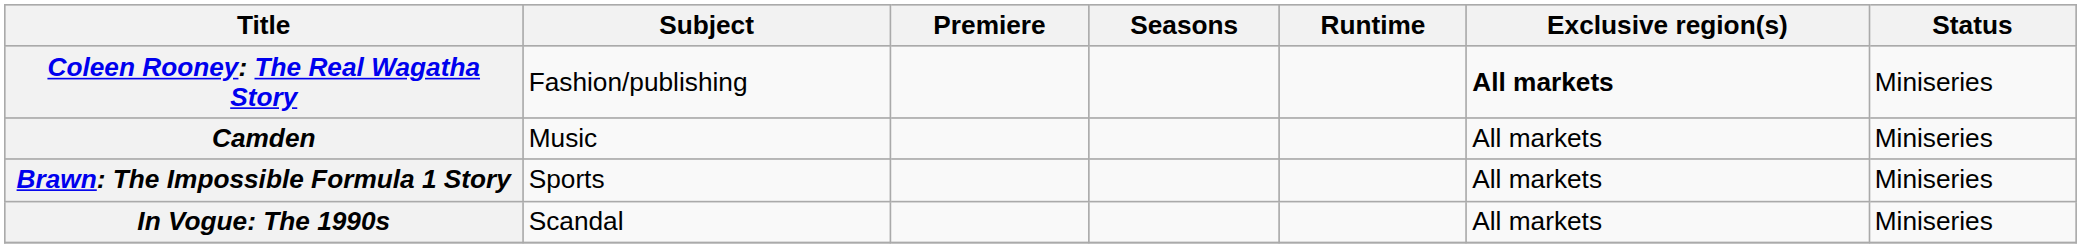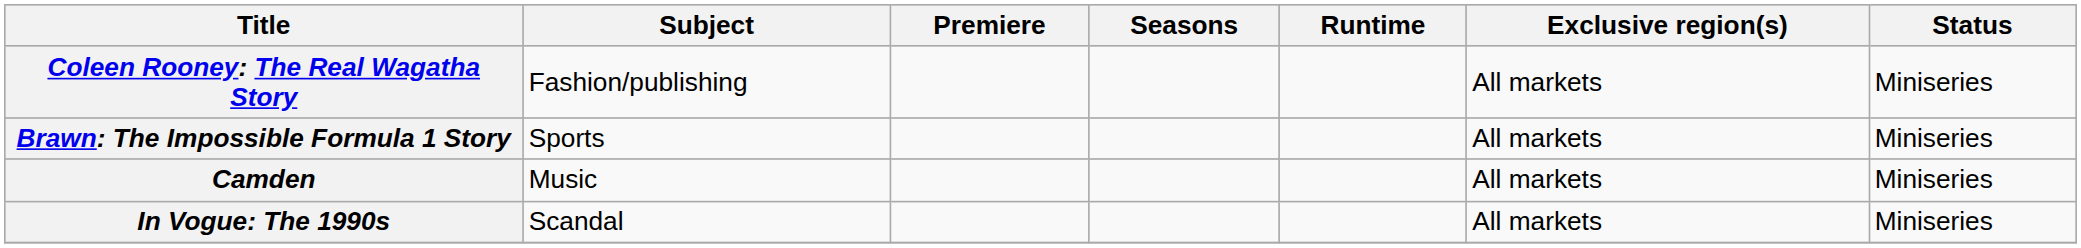(1543, 81) bold -> (1537, 81) normal
rows swapped: (264, 179) <-> (264, 138)
